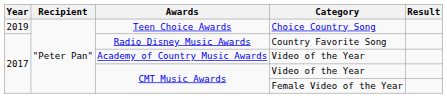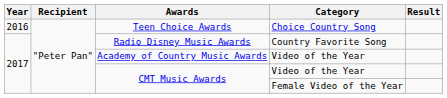(17, 27) 2019 -> (17, 27) 2016
